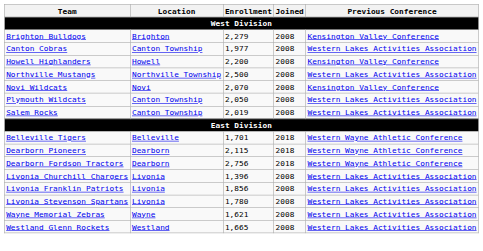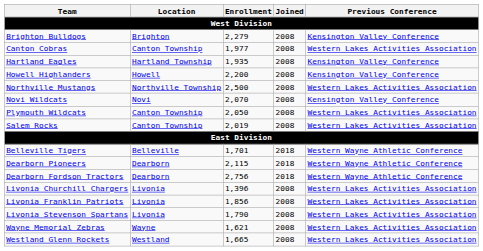+ row: (41, 62)
(237, 201) 1,780 -> (237, 214) 1,790
